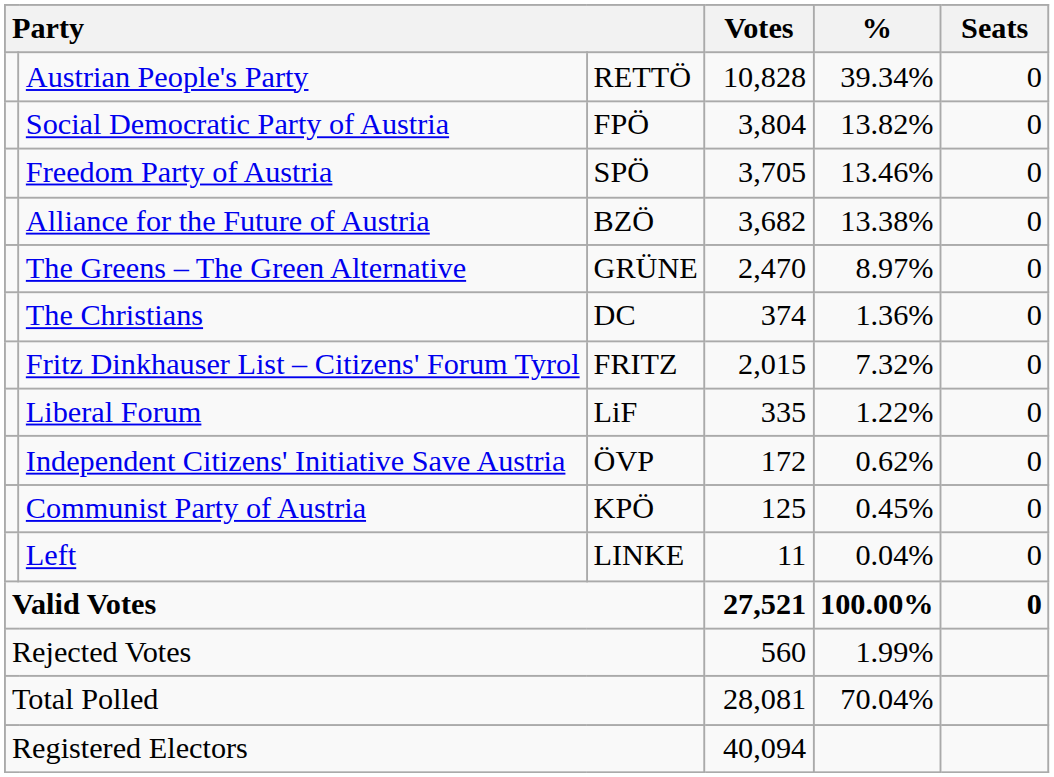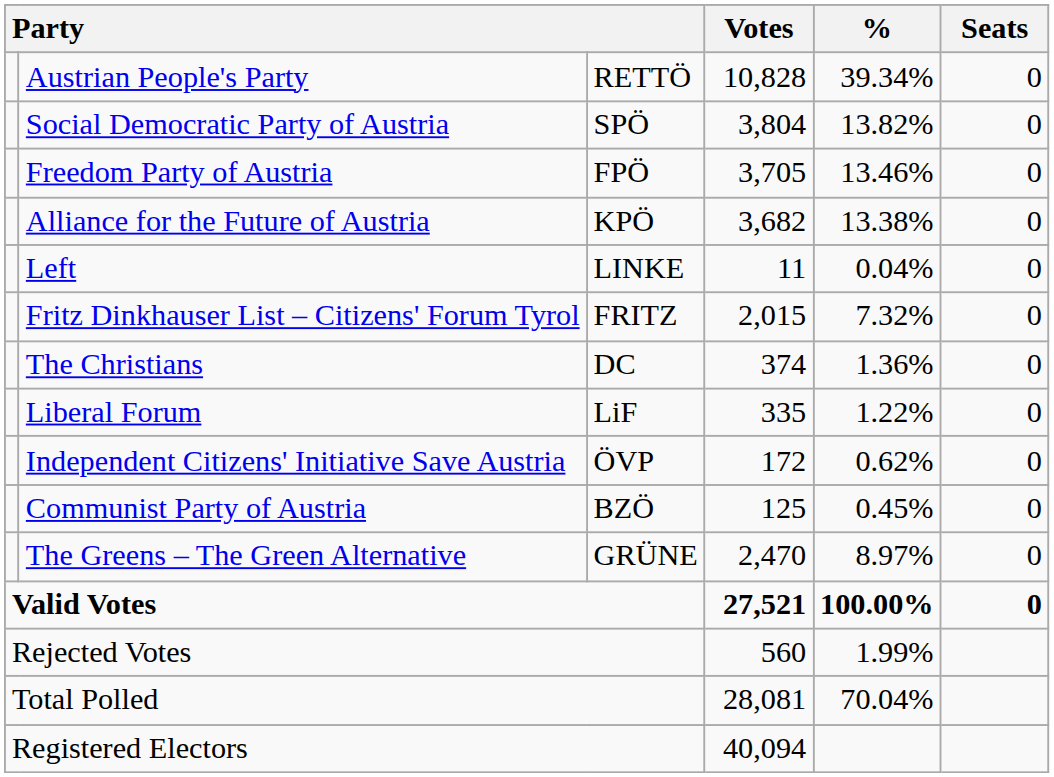(621, 124) FPÖ -> (621, 124) SPÖ
(621, 172) SPÖ -> (621, 172) FPÖ
(624, 220) BZÖ -> (624, 220) KPÖ
rows swapped: (246, 268) <-> (51, 556)
rows swapped: (303, 364) <-> (114, 316)
(624, 508) KPÖ -> (624, 508) BZÖ
